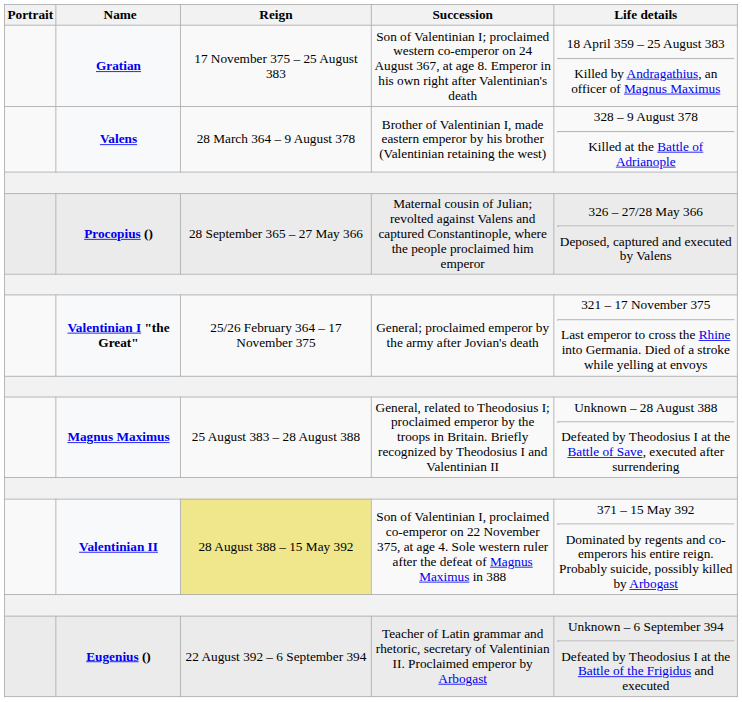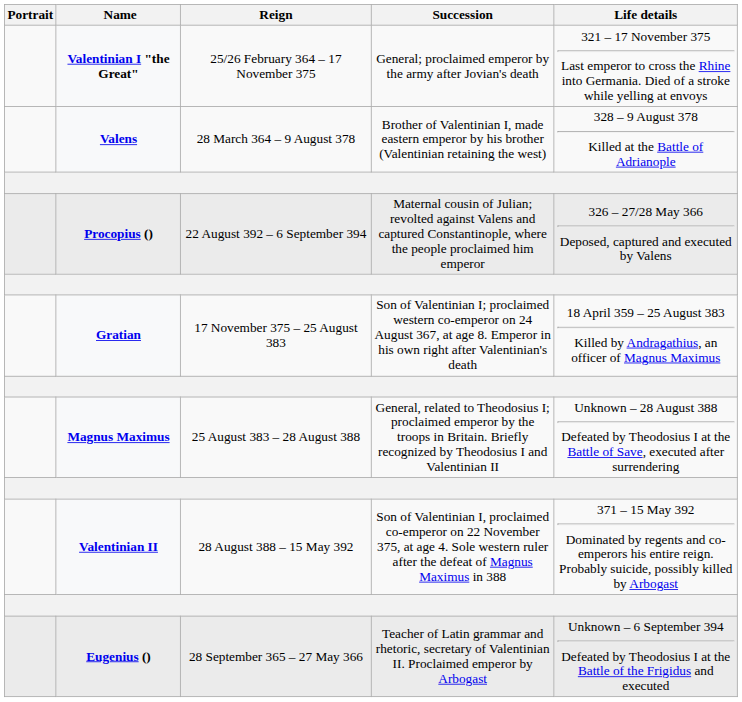rows swapped: (119, 335) <-> (119, 65)
(276, 233) 28 September 365 – 27 May 366 -> (276, 233) 22 August 392 – 6 September 394
(276, 546) khaki background -> (276, 546) no background
(276, 656) 22 August 392 – 6 September 394 -> (276, 656) 28 September 365 – 27 May 366
